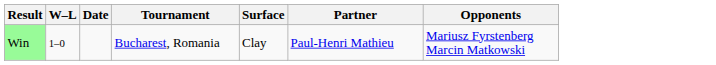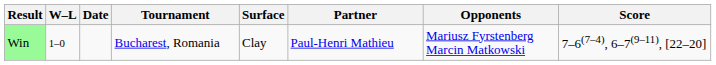+ column: (635, 14)
